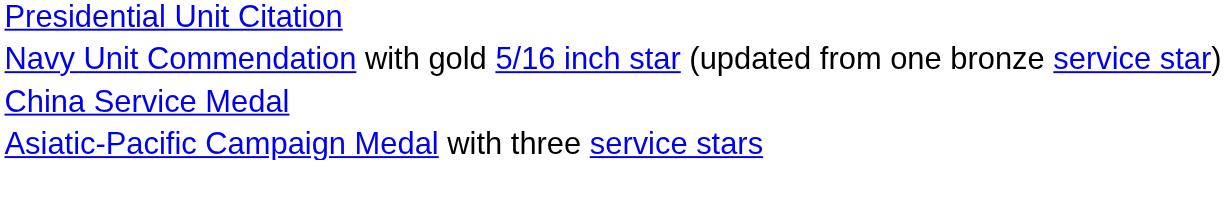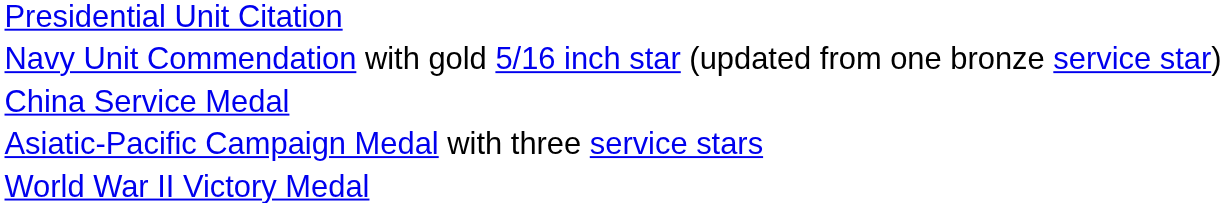+ row: (187, 186)
